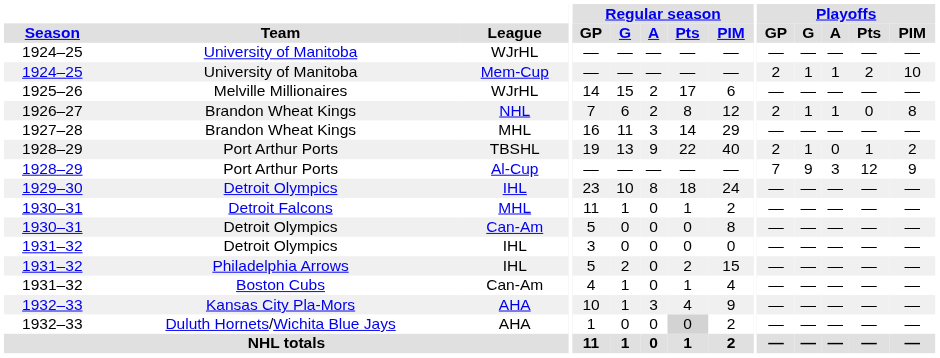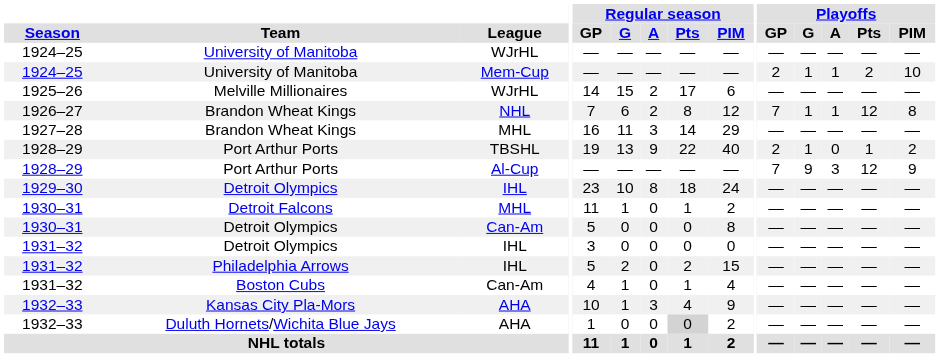(776, 110) 2 -> (776, 110) 7
(869, 110) 0 -> (869, 110) 12
